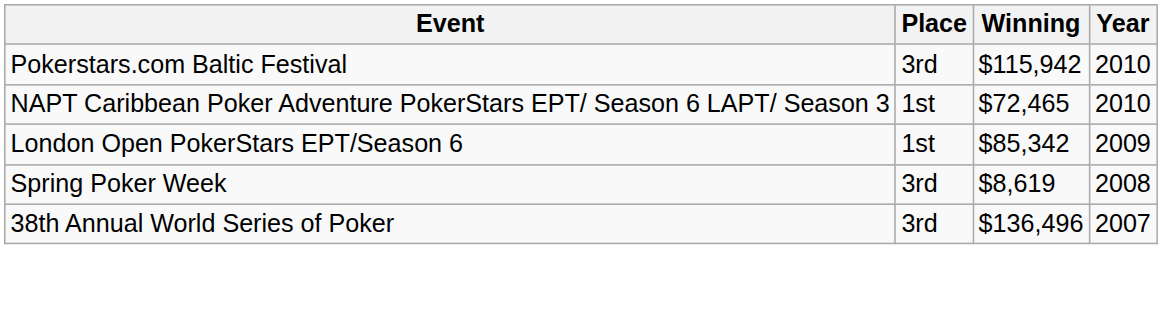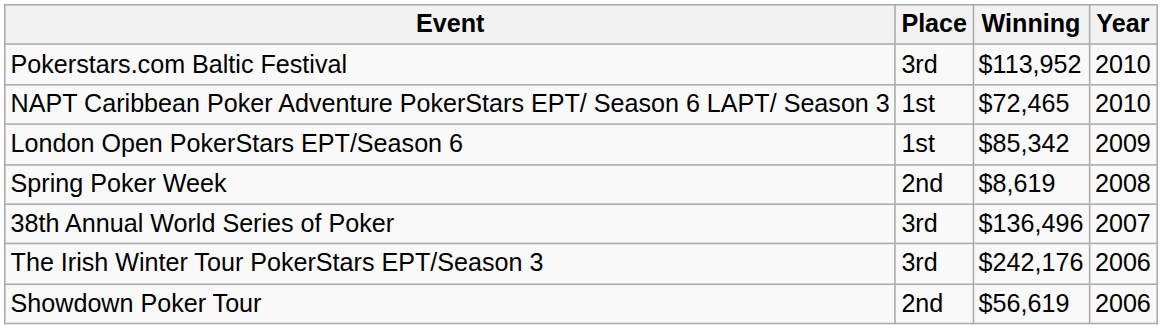(1030, 64) $115,942 -> (1030, 64) $113,952
(920, 183) 3rd -> (922, 183) 2nd
+ row: (277, 263)
+ row: (136, 303)
